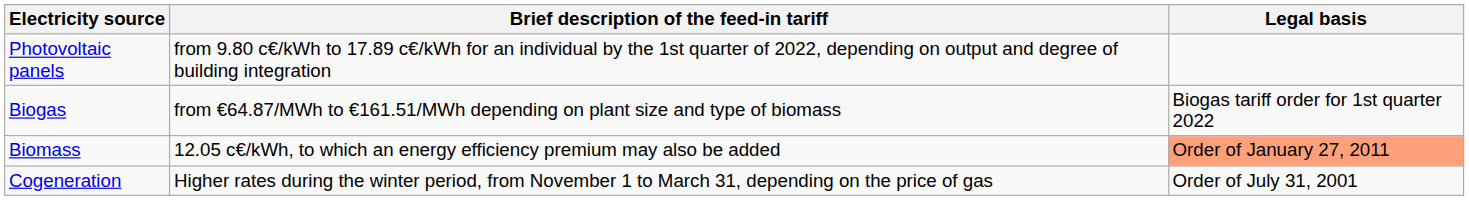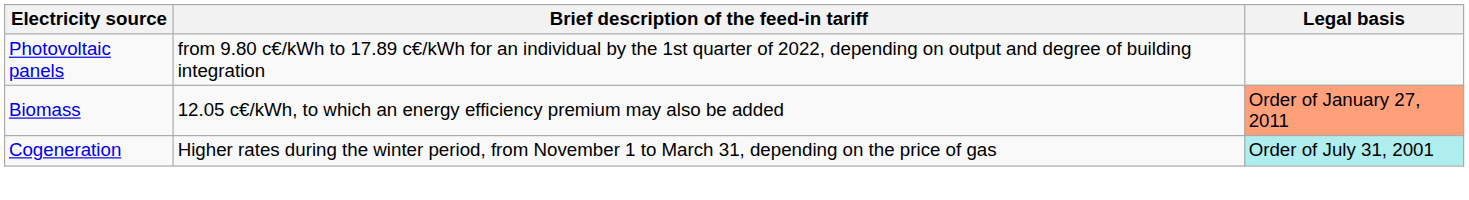- row: (38, 110)
(1265, 180) no background -> (1341, 150) paleturquoise background
